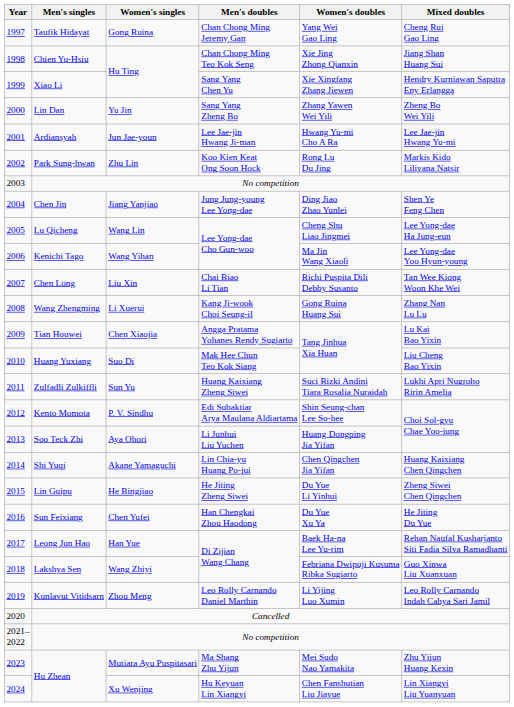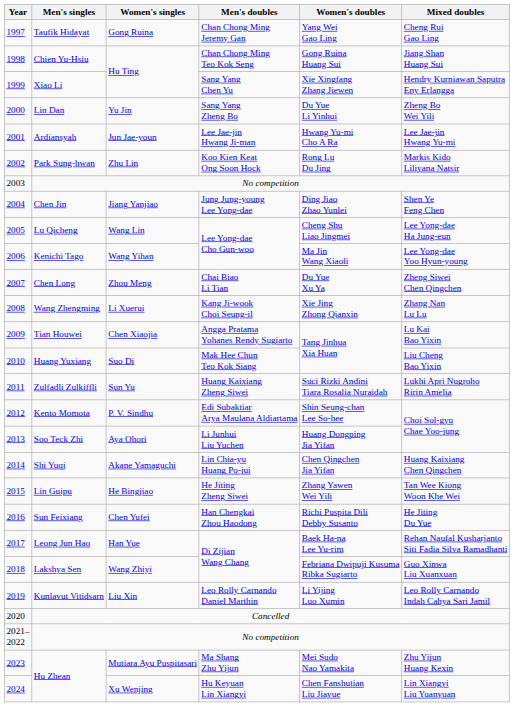(330, 59) Xie Jing Zhong Qianxin -> (324, 59) Gong Ruina Huang Sui
(327, 111) Zhang Yawen Wei Yili -> (319, 111) Du Yue Li Yinhui
(123, 283) Liu Xin -> (130, 283) Zhou Meng
(335, 283) Richi Puspita Dili Debby Susanto -> (316, 283) Du Yue Xu Ya
(432, 283) Tan Wee Kiong Woon Khe Wei -> (433, 283) Zheng Siwei Chen Qingchen
(324, 309) Gong Ruina Huang Sui -> (330, 309) Xie Jing Zhong Qianxin
(319, 491) Du Yue Li Yinhui -> (327, 491) Zhang Yawen Wei Yili
(433, 491) Zheng Siwei Chen Qingchen -> (432, 491) Tan Wee Kiong Woon Khe Wei
(316, 517) Du Yue Xu Ya -> (335, 517) Richi Puspita Dili Debby Susanto
(130, 596) Zhou Meng -> (123, 596) Liu Xin
